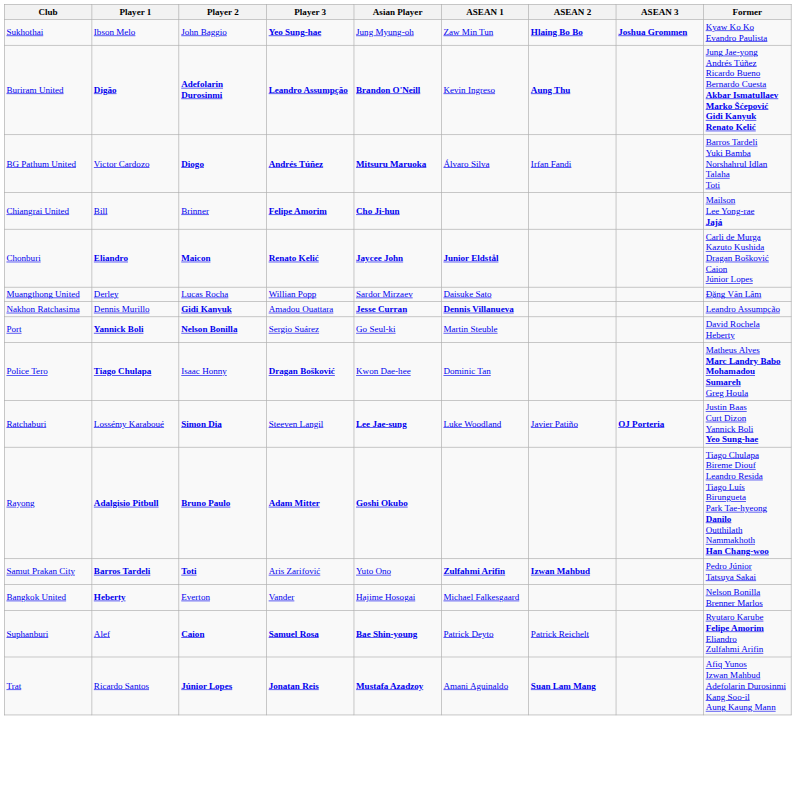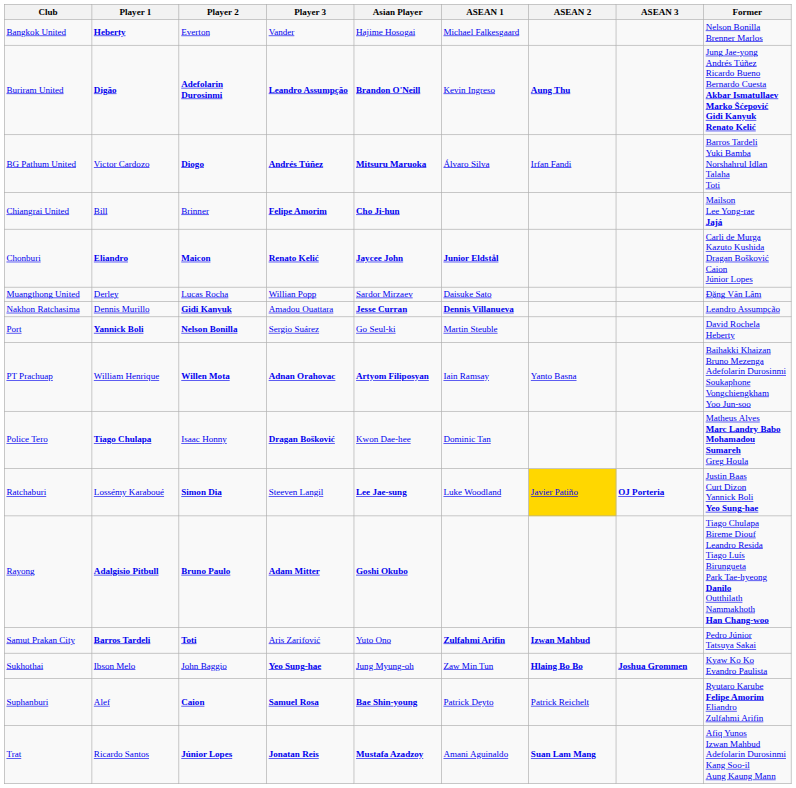rows swapped: (36, 597) <-> (25, 32)
+ row: (30, 377)
(554, 424) no background -> (554, 492) gold background
